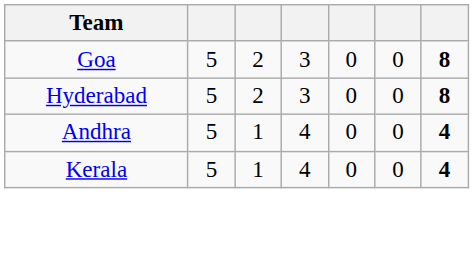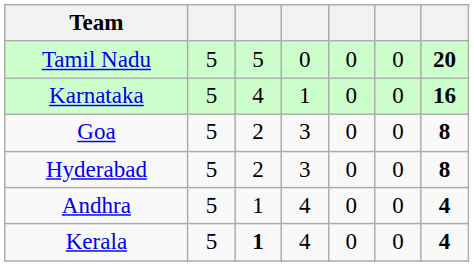+ row: (96, 59)
+ row: (96, 95)
(258, 168) normal -> (258, 242) bold
